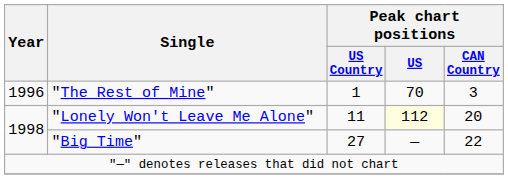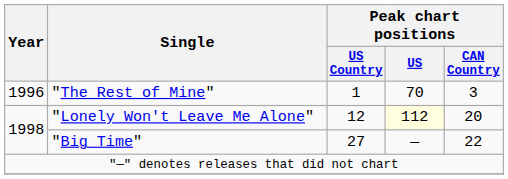(356, 117) 11 -> (356, 117) 12
